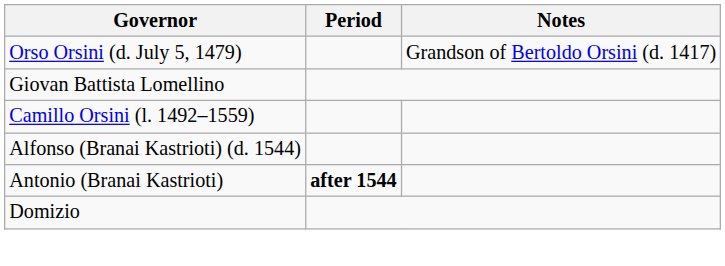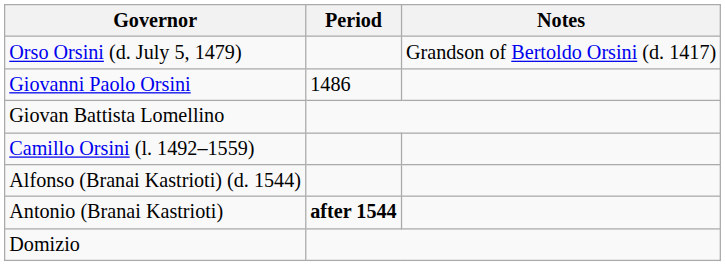+ row: (100, 84)
